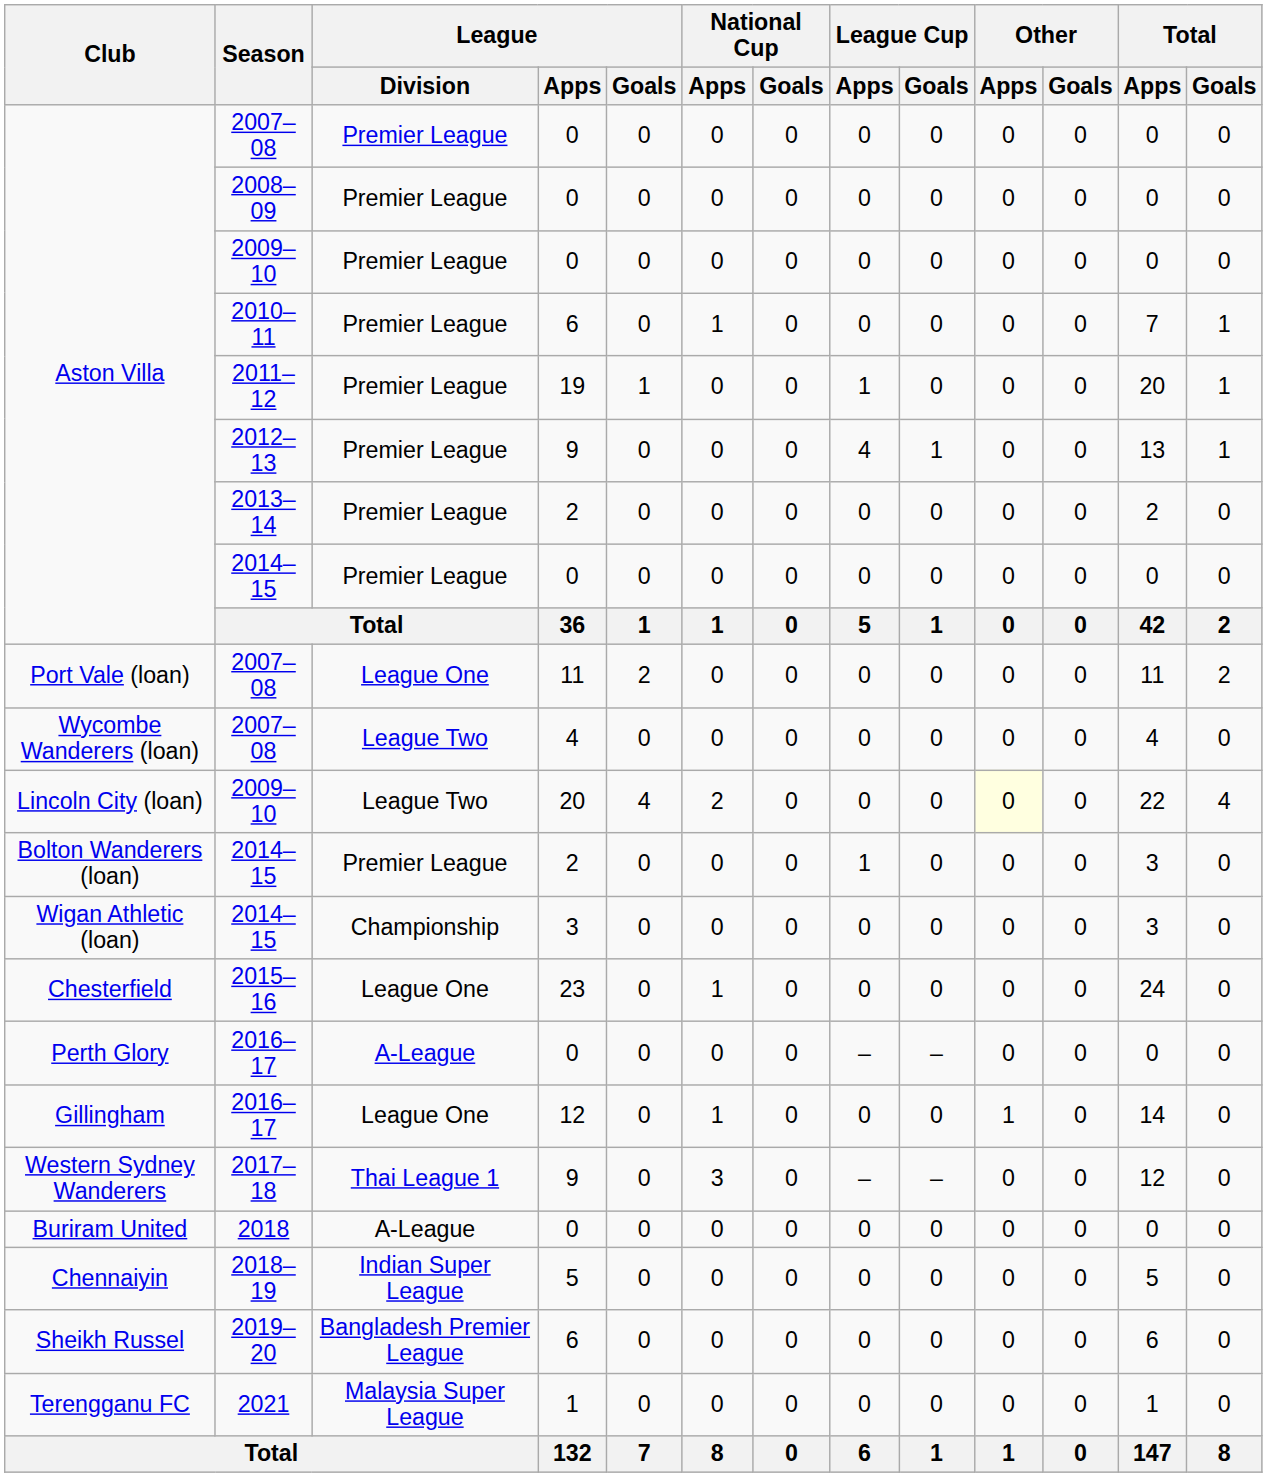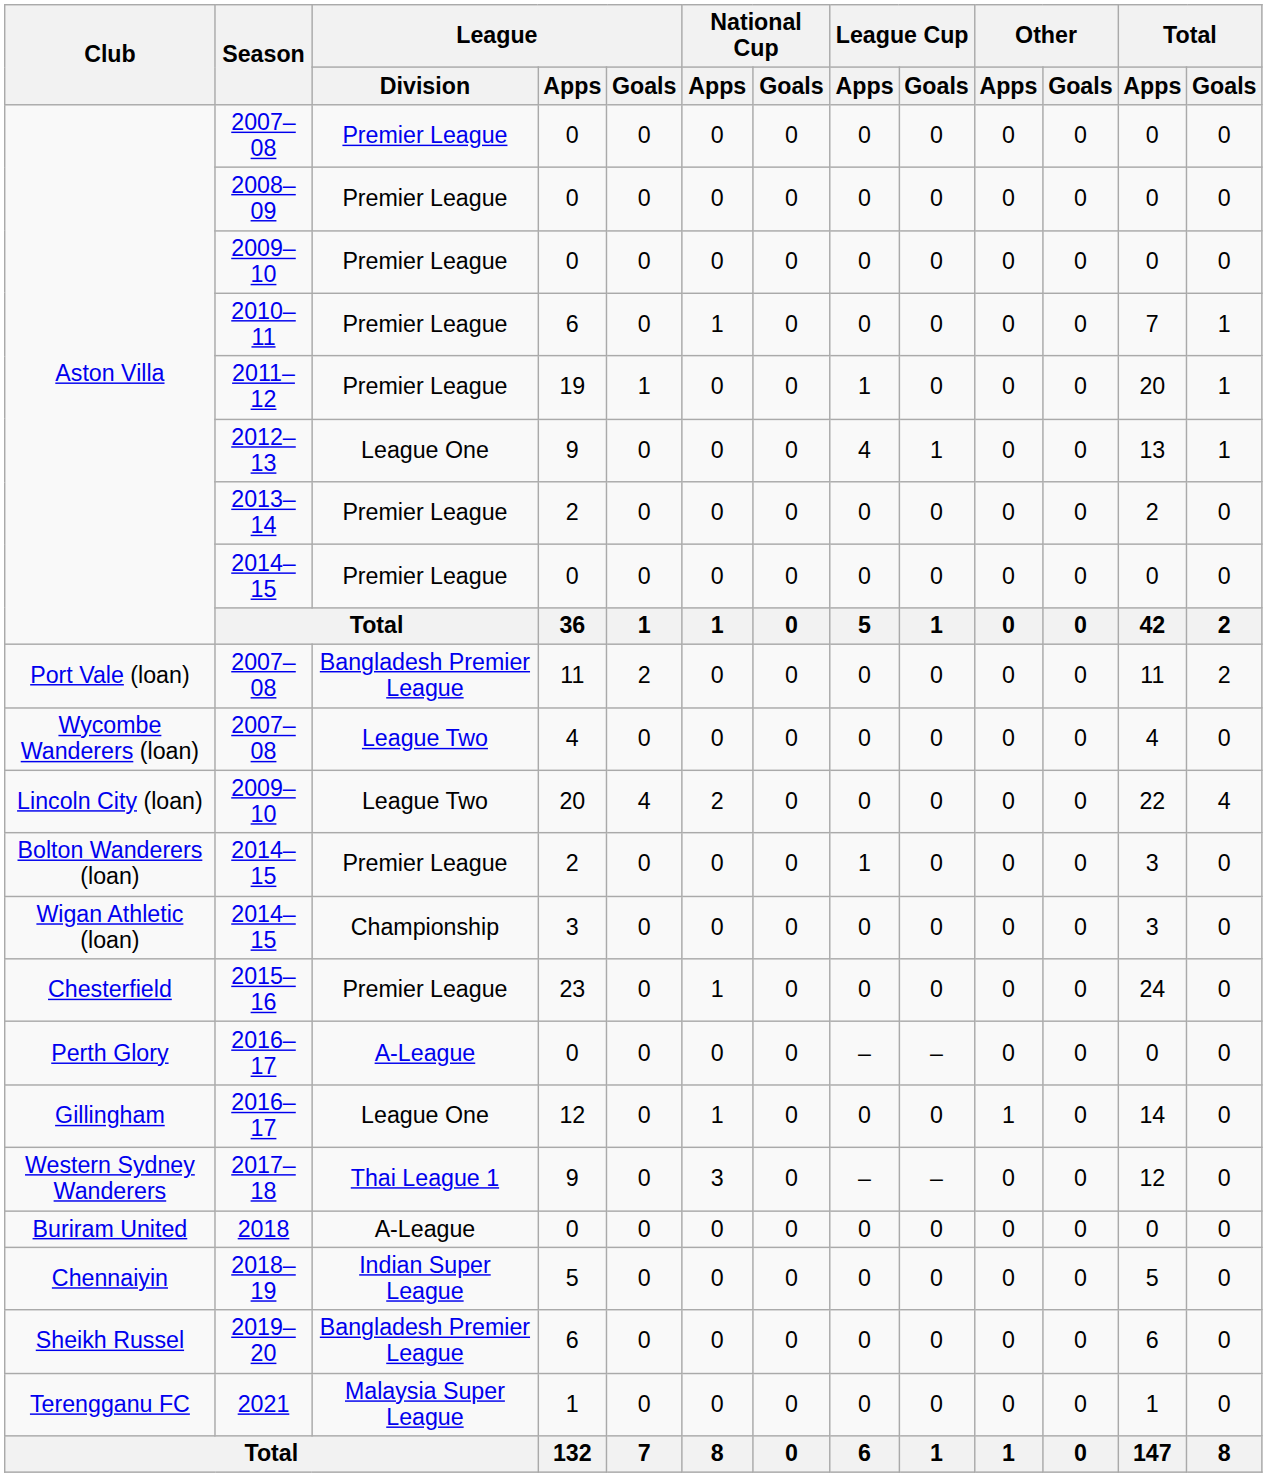(425, 450) Premier League -> (425, 450) League One
(425, 675) League One -> (425, 675) Bangladesh Premier League
(1008, 801) lightyellow background -> (1008, 801) no background
(425, 990) League One -> (425, 990) Premier League
